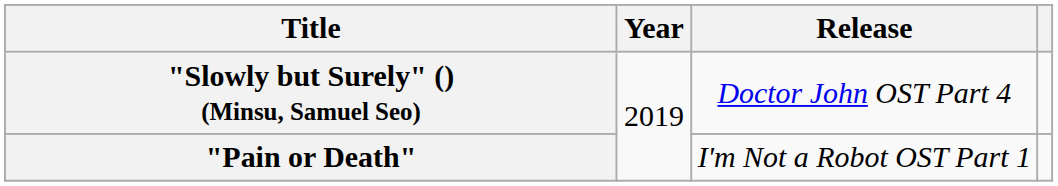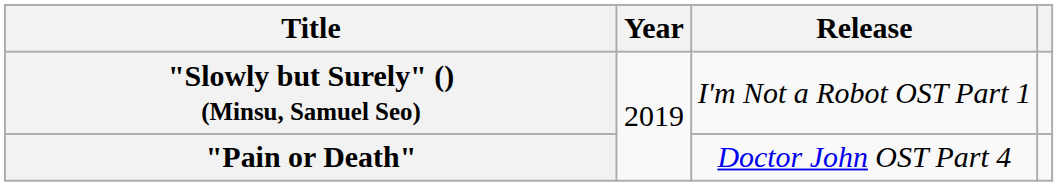(864, 92) Doctor John OST Part 4 -> (864, 92) I'm Not a Robot OST Part 1
(864, 156) I'm Not a Robot OST Part 1 -> (864, 156) Doctor John OST Part 4
